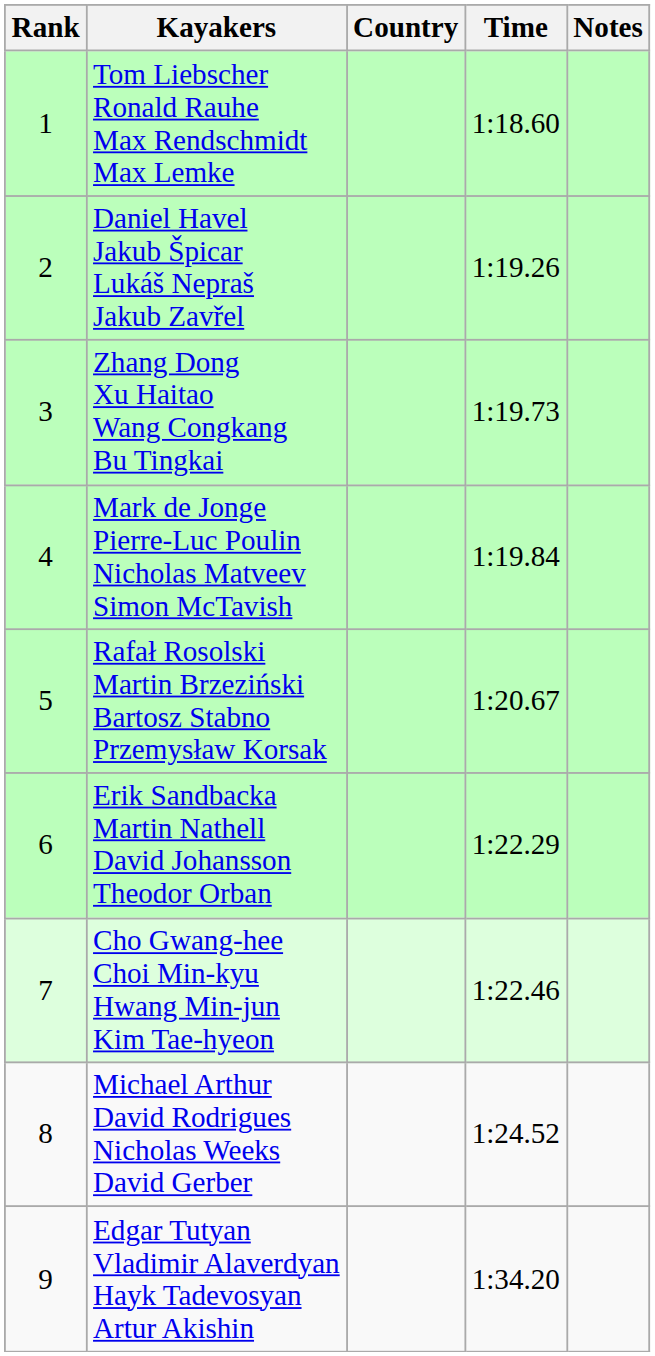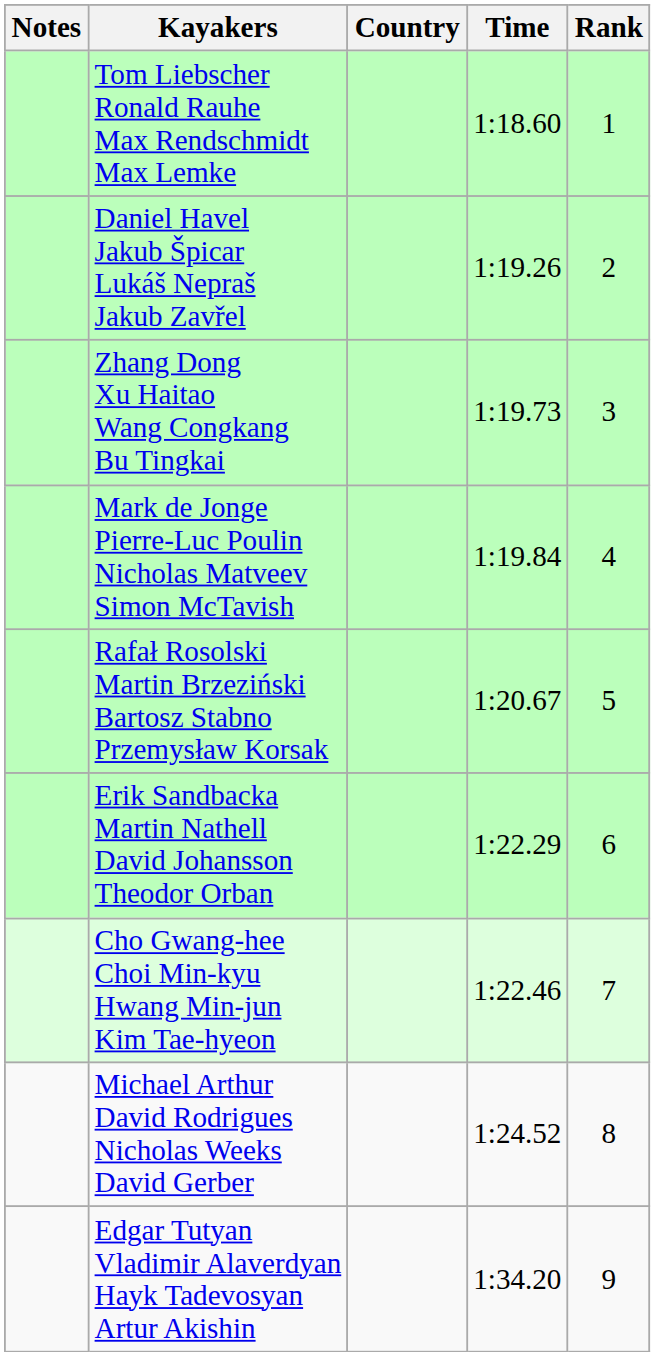columns swapped: (46, 27) <-> (608, 27)
